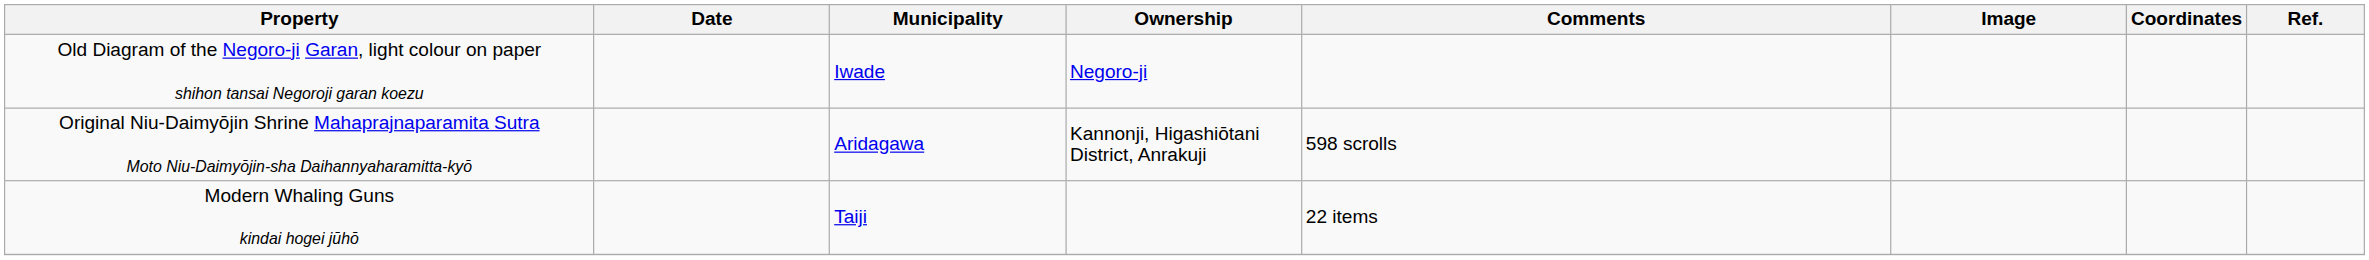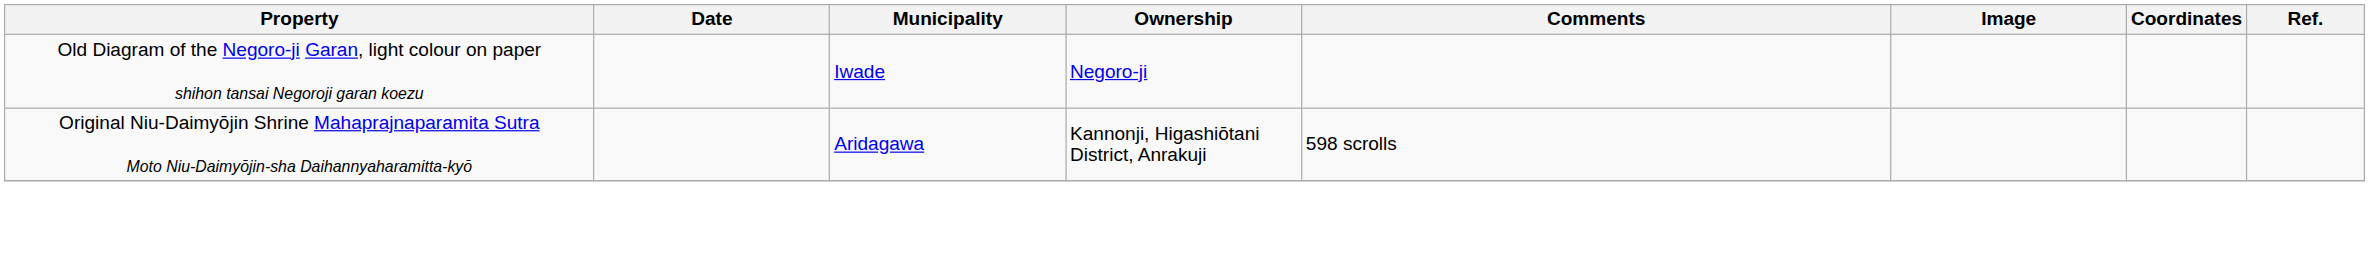- row: (299, 217)
